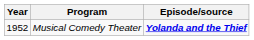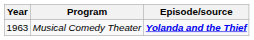(17, 27) 1952 -> (17, 27) 1963
